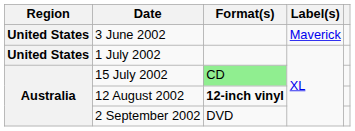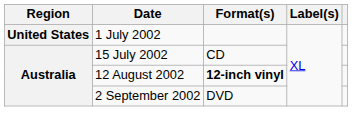- row: (130, 34)
(216, 75) lightgreen background -> (216, 55) no background
